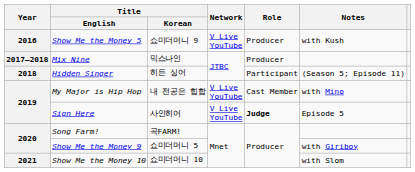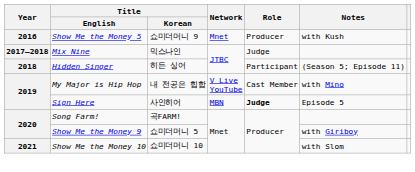(226, 41) V Live YouTube -> (219, 37) Mnet
(265, 59) Producer -> (258, 51) Judge
(226, 113) V Live YouTube -> (217, 102) MBN
